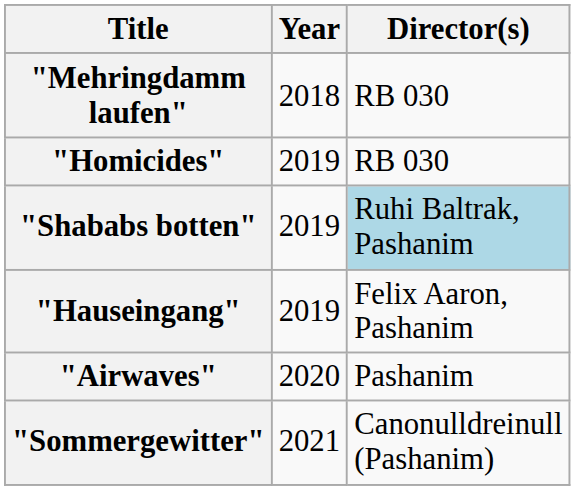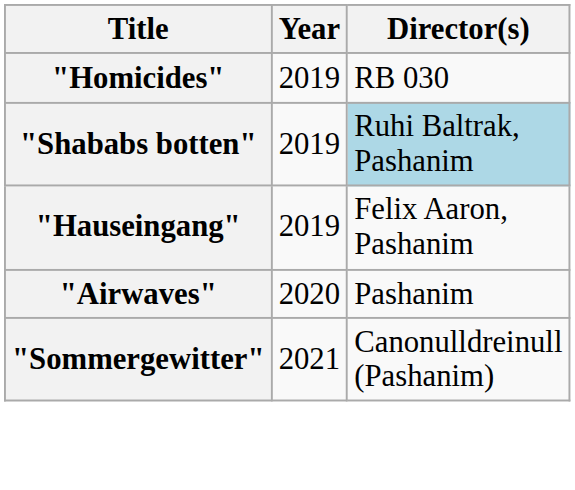- row: (138, 94)
